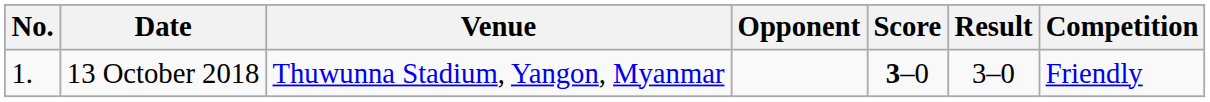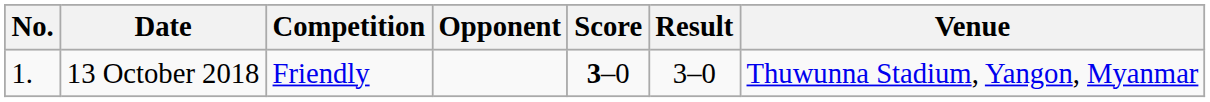columns swapped: (498, 27) <-> (1122, 27)
